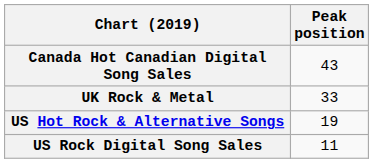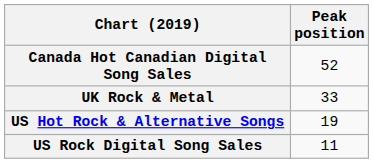(329, 66) 43 -> (329, 66) 52
